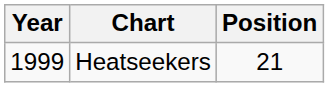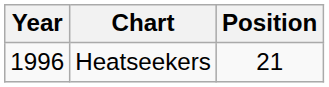(37, 61) 1999 -> (37, 61) 1996
